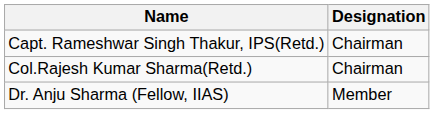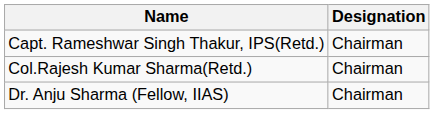(362, 95) Member -> (367, 95) Chairman
